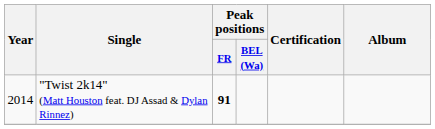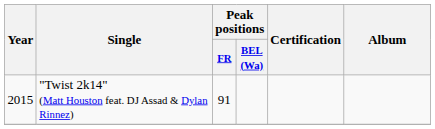(20, 99) 2014 -> (20, 99) 2015
(224, 99) bold -> (224, 99) normal
